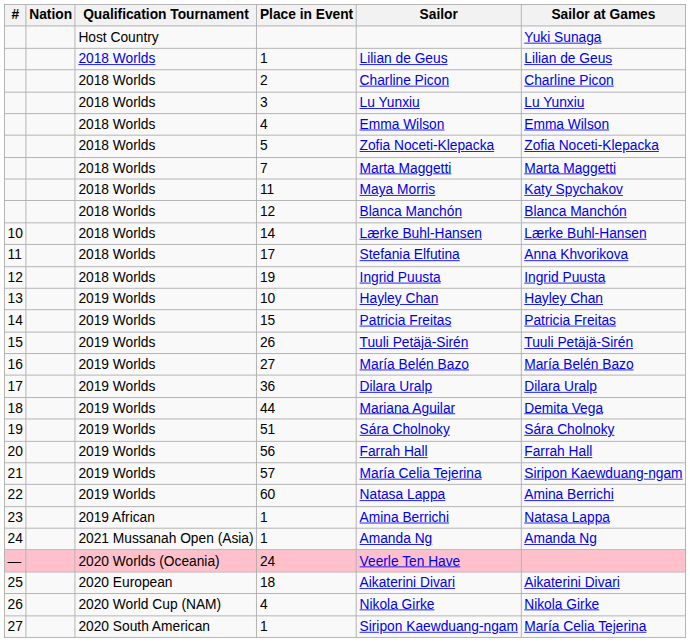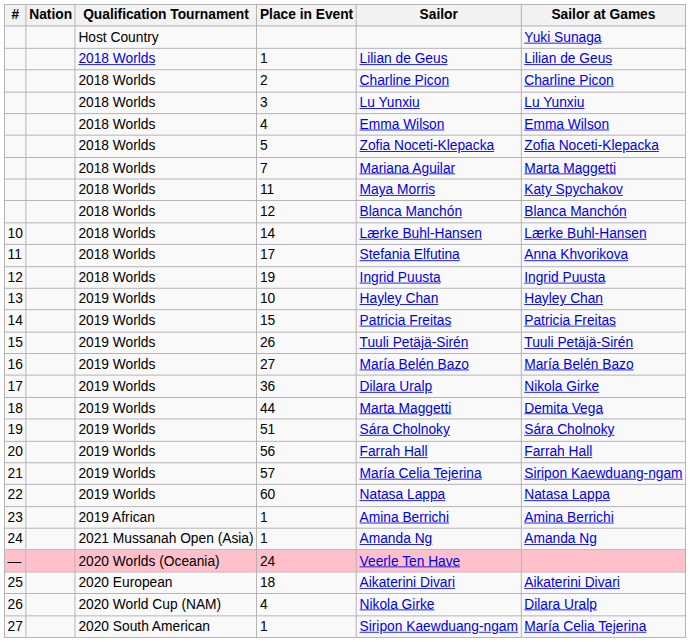(405, 168) Marta Maggetti -> (407, 168) Mariana Aguilar
(561, 386) Dilara Uralp -> (562, 386) Nikola Girke
(407, 408) Mariana Aguilar -> (405, 408) Marta Maggetti
(569, 495) Amina Berrichi -> (567, 495) Natasa Lappa
(567, 517) Natasa Lappa -> (569, 517) Amina Berrichi
(562, 604) Nikola Girke -> (561, 604) Dilara Uralp
